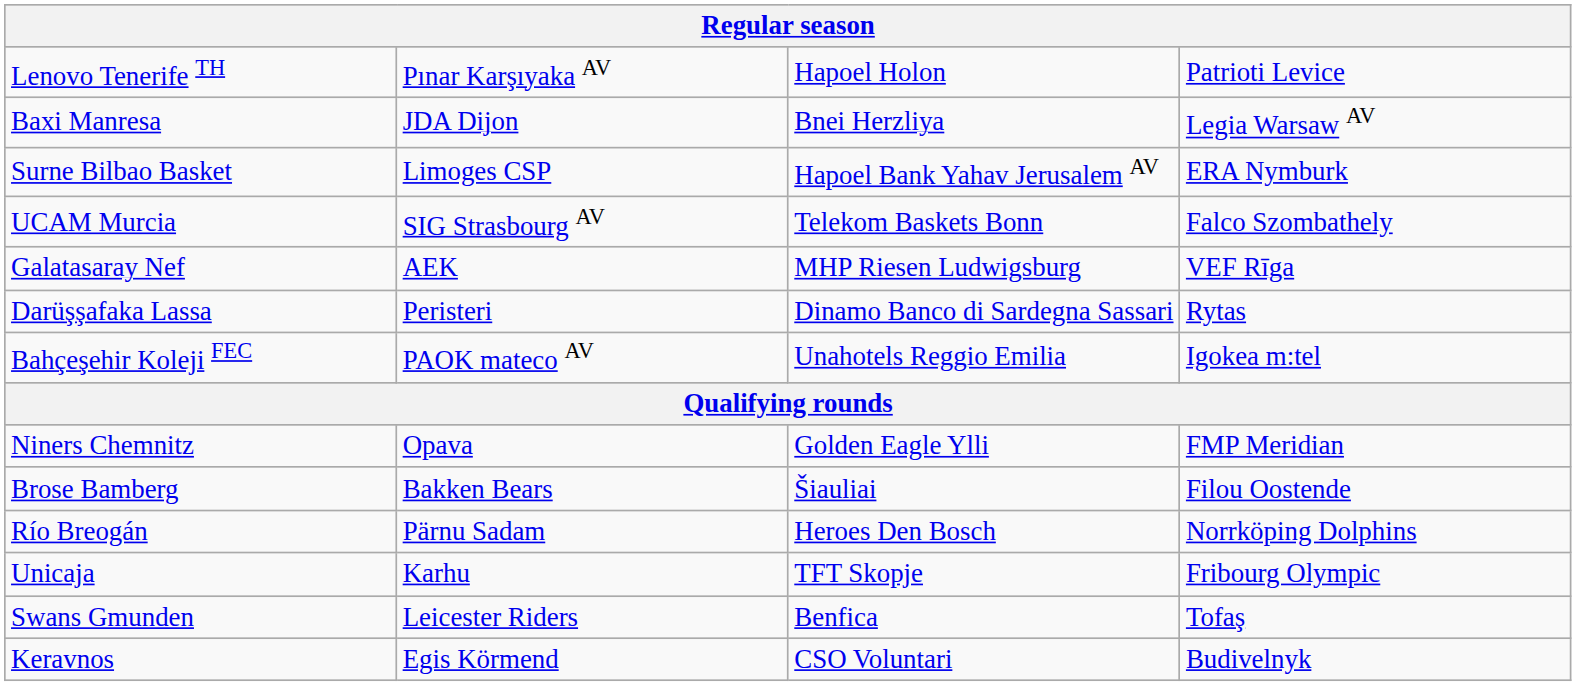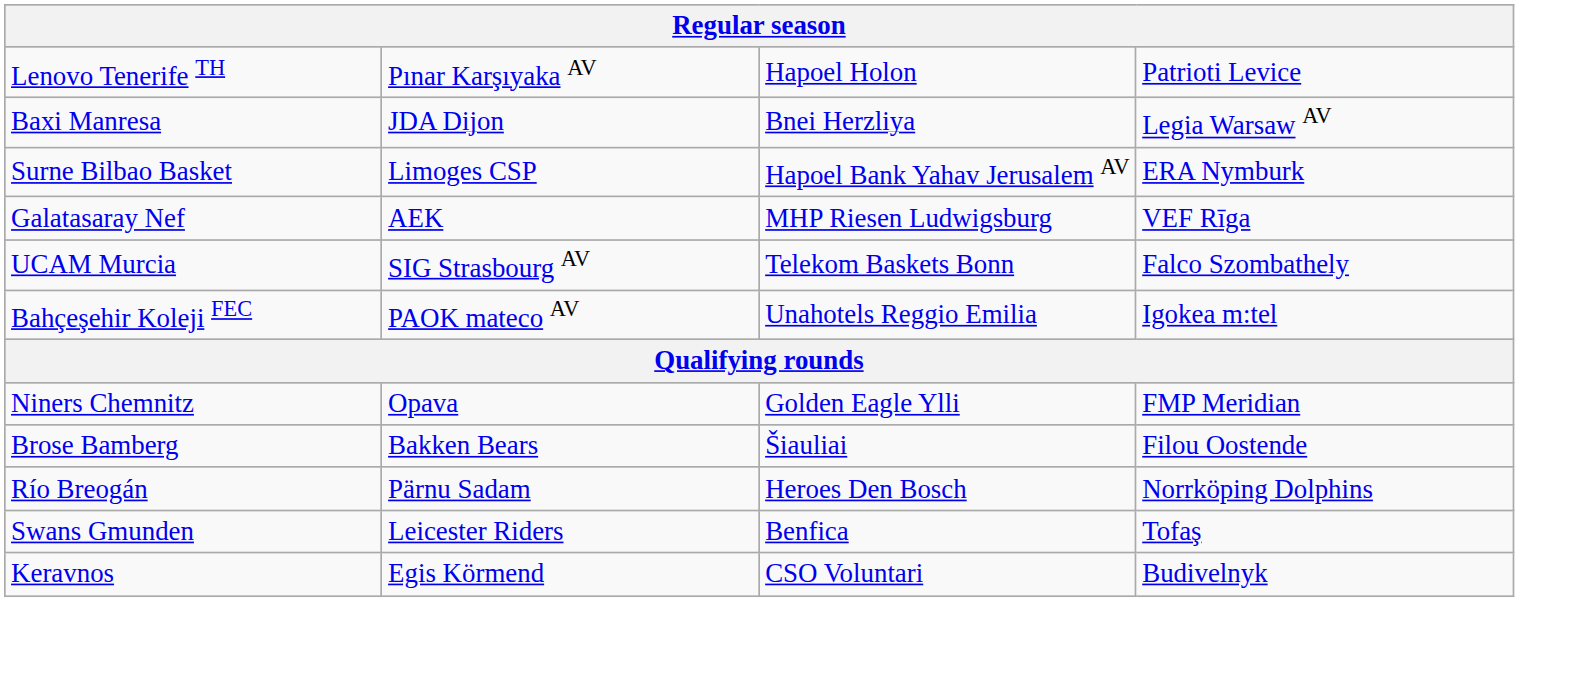rows swapped: (94, 221) <-> (98, 268)
- row: (111, 310)
- row: (53, 573)
